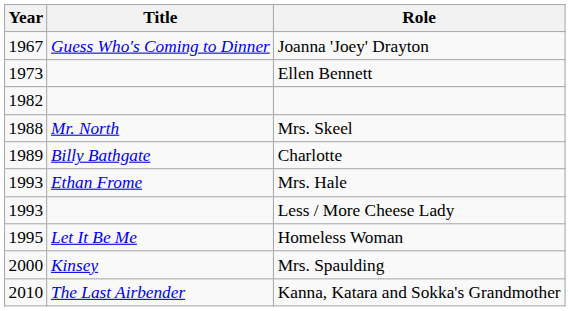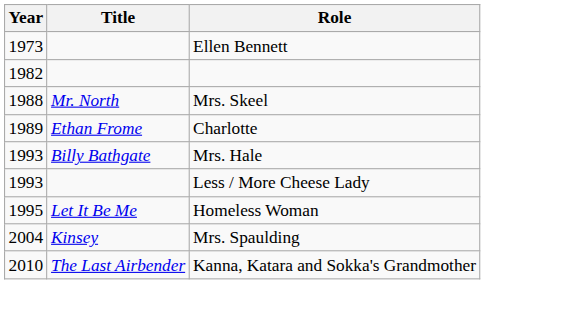- row: (353, 45)
(101, 155) Billy Bathgate -> (97, 127) Ethan Frome
(97, 182) Ethan Frome -> (101, 155) Billy Bathgate
(26, 264) 2000 -> (26, 237) 2004
